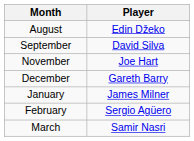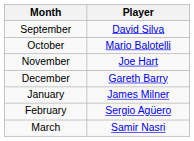- row: (46, 29)
+ row: (46, 45)
